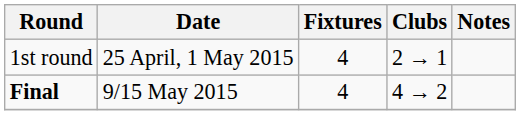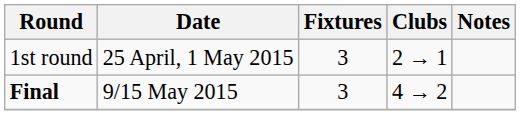(343, 57) 4 -> (343, 57) 3
(343, 92) 4 -> (343, 92) 3
